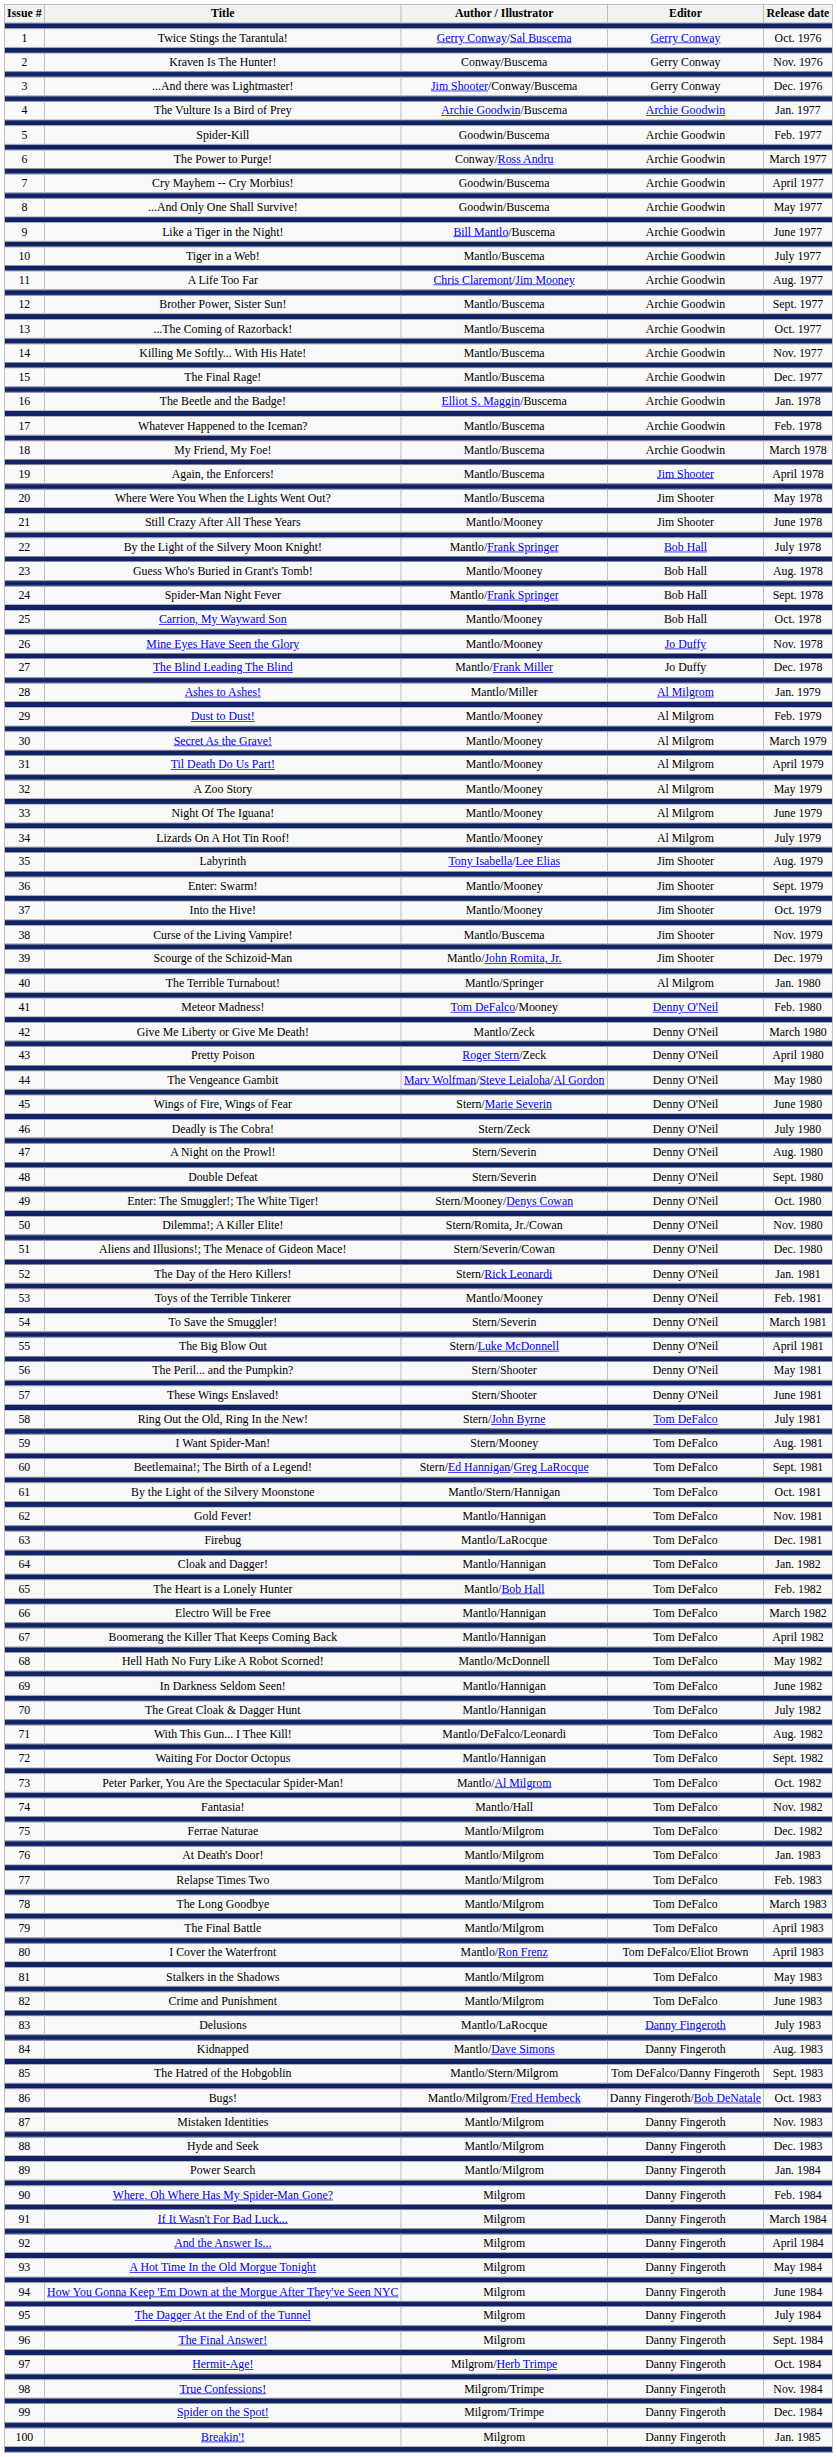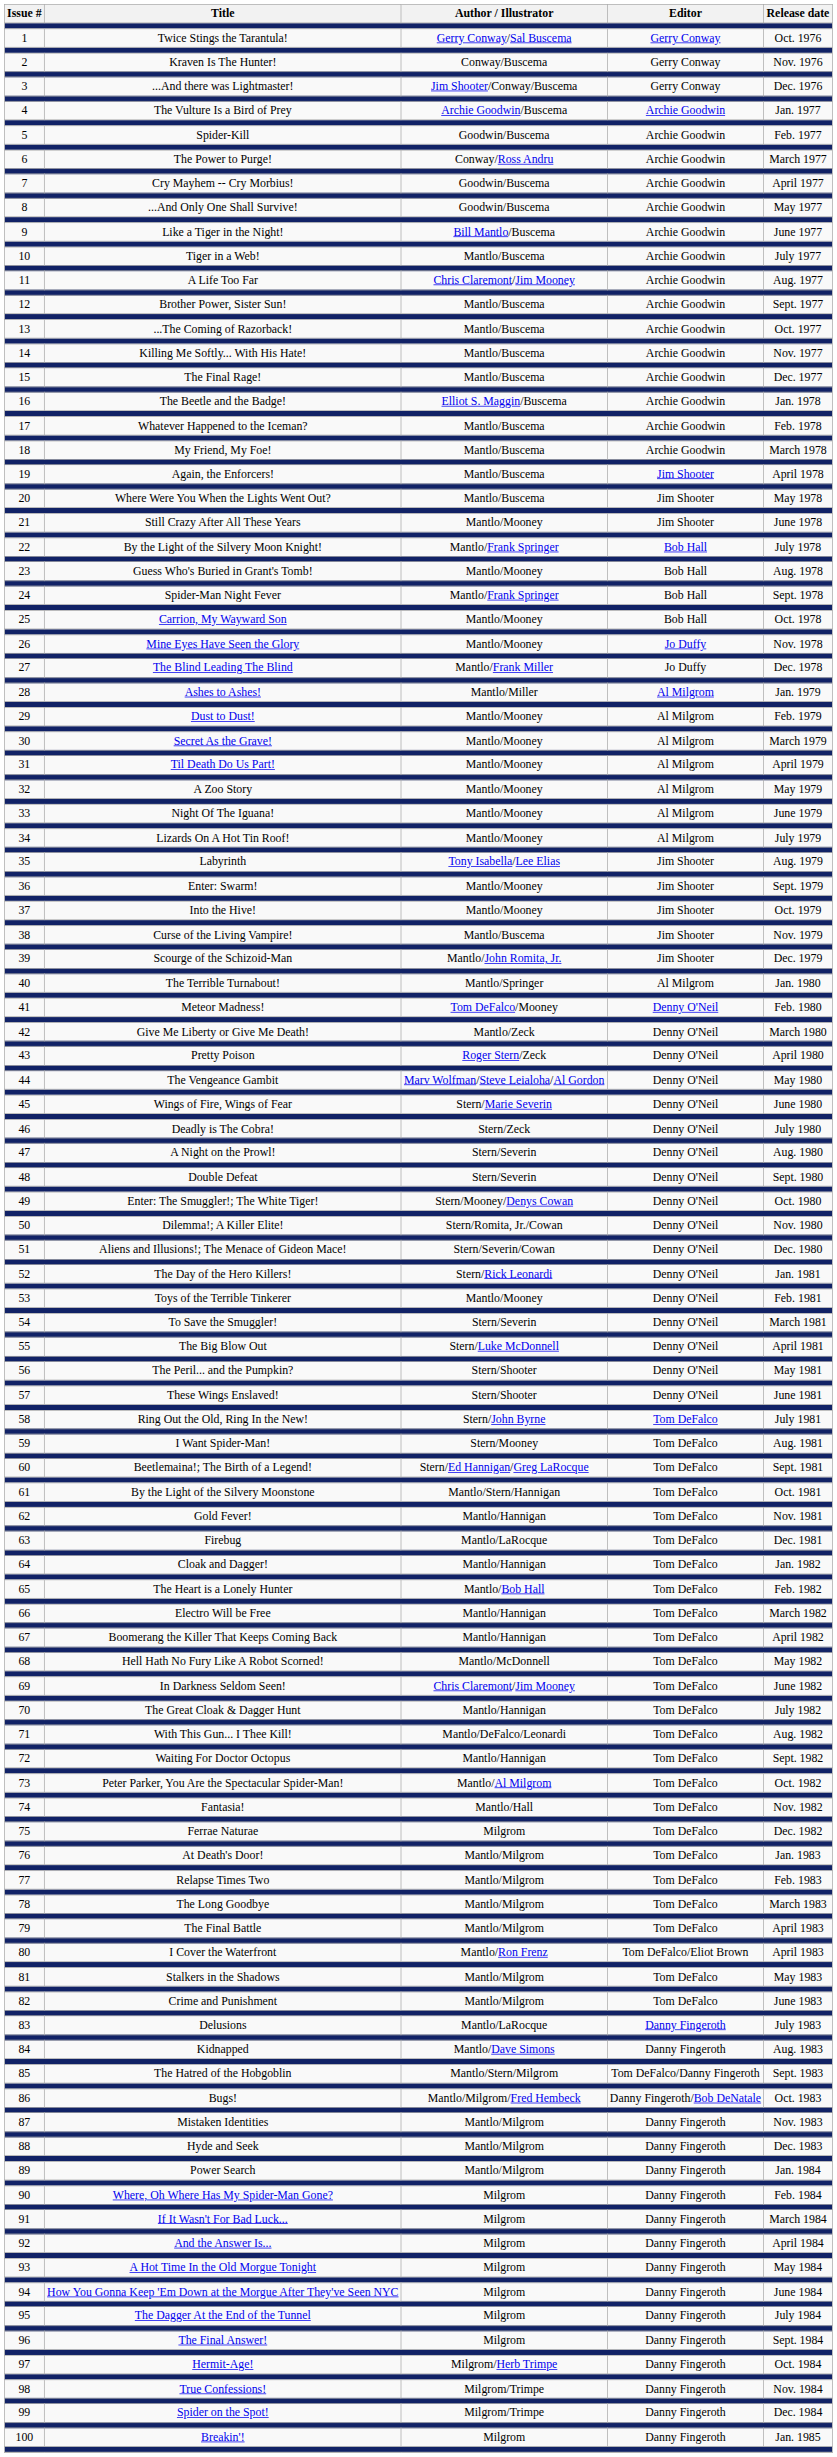(504, 1686) Mantlo/Hannigan -> (504, 1686) Chris Claremont/Jim Mooney
(504, 1831) Mantlo/Milgrom -> (504, 1831) Milgrom
